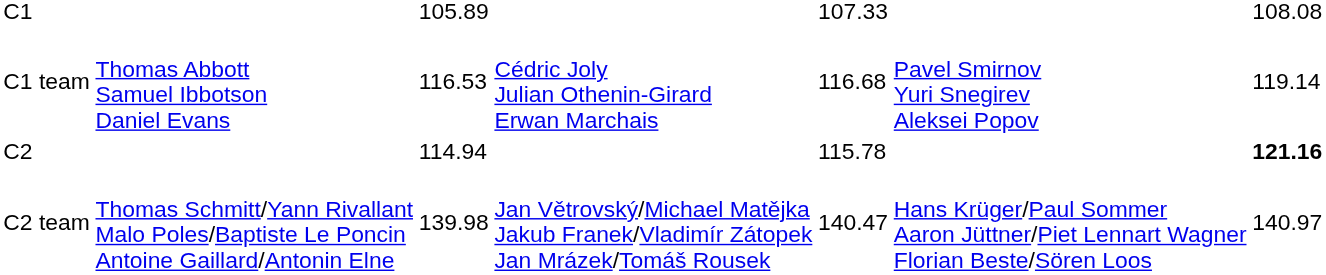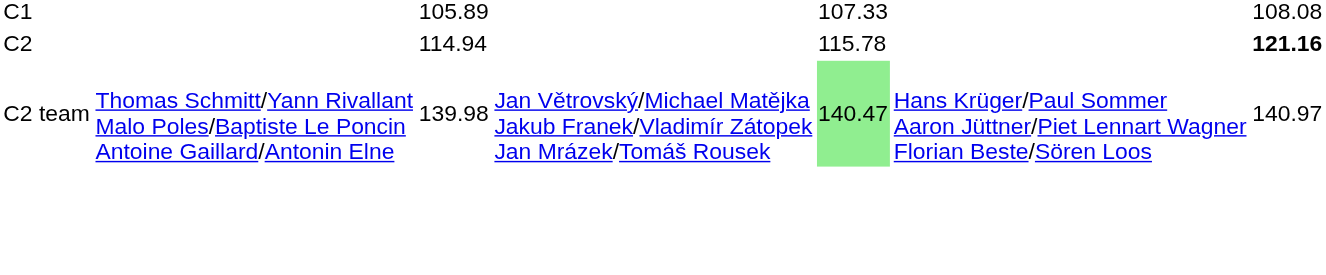- row: (47, 82)
(853, 222) no background -> (853, 113) lightgreen background
